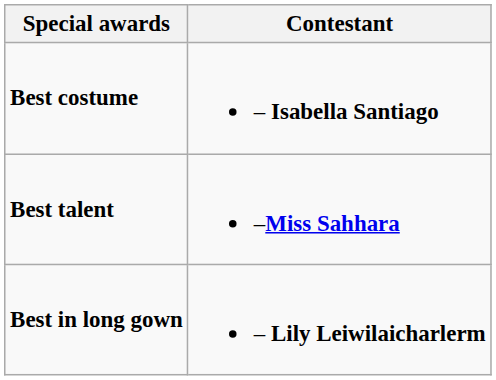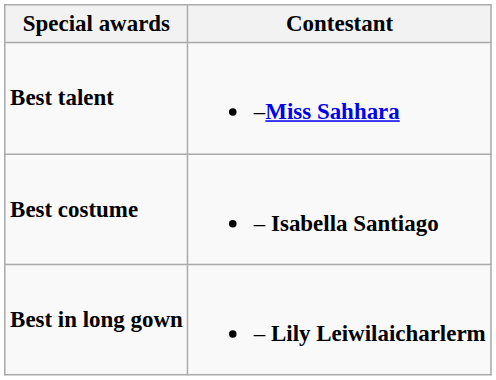rows swapped: (62, 208) <-> (74, 97)
